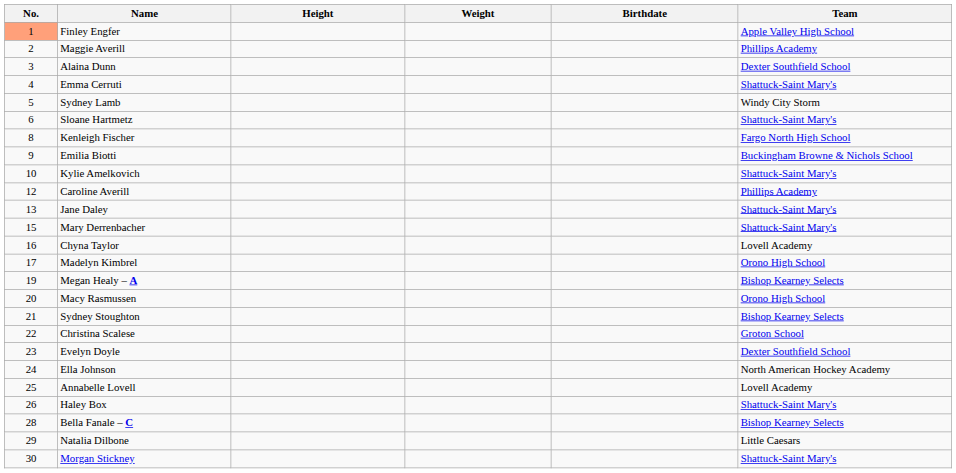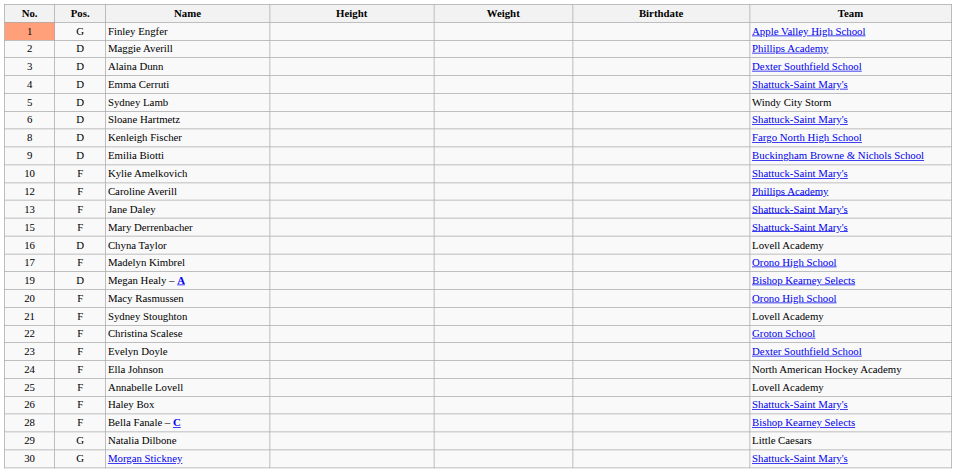+ column: (80, 13)
(792, 316) Bishop Kearney Selects -> (788, 316) Lovell Academy
